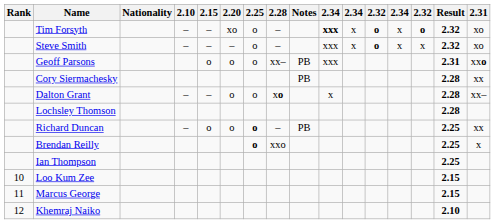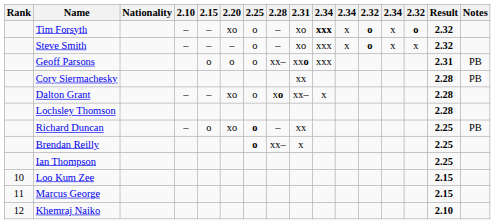columns swapped: (479, 12) <-> (304, 12)
(232, 95) o -> (232, 95) xo
(232, 128) o -> (232, 128) xo
(278, 144) xxo -> (278, 144) xx–
